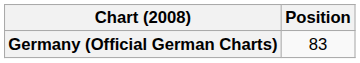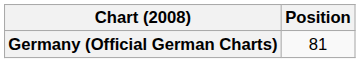(318, 44) 83 -> (318, 44) 81
